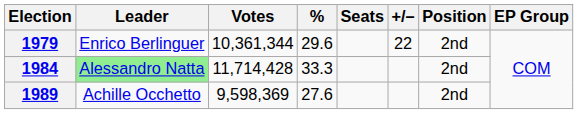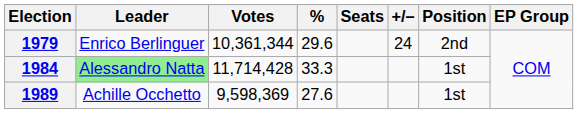(403, 43) 22 -> (403, 43) 24
(454, 69) 2nd -> (454, 69) 1st
(454, 95) 2nd -> (454, 95) 1st
